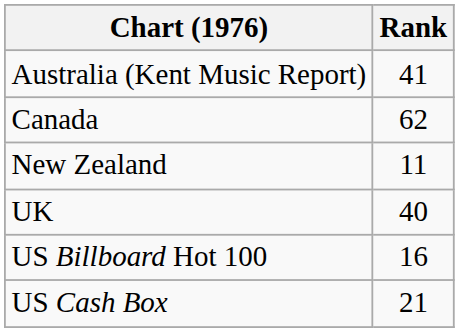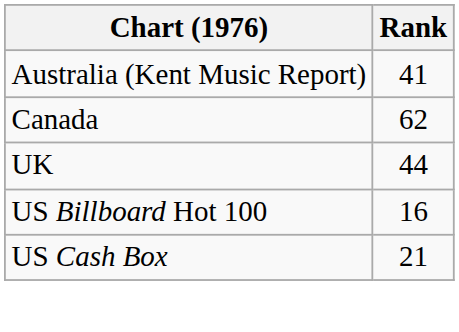- row: (89, 165)
(413, 211) 40 -> (413, 165) 44
